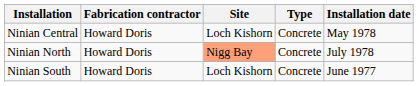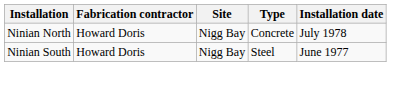- row: (43, 33)
(229, 52) lightsalmon background -> (222, 33) no background
(239, 71) Loch Kishorn -> (222, 52) Nigg Bay
(300, 71) Concrete -> (263, 52) Steel
